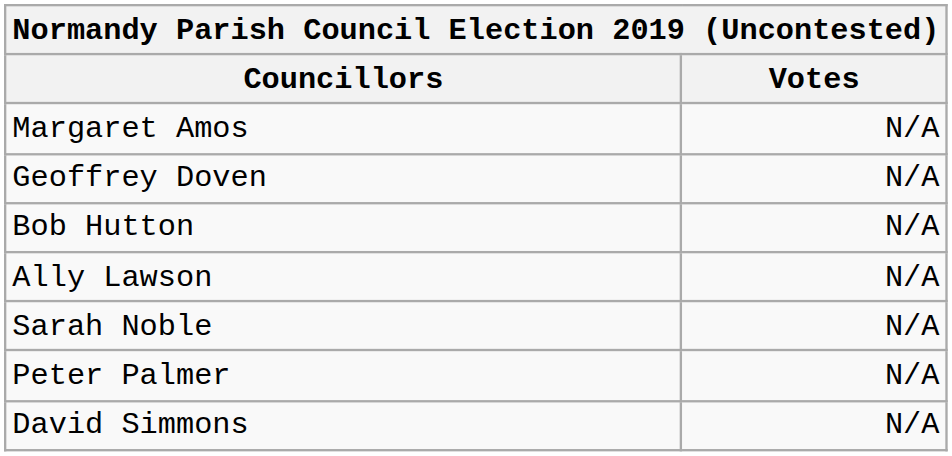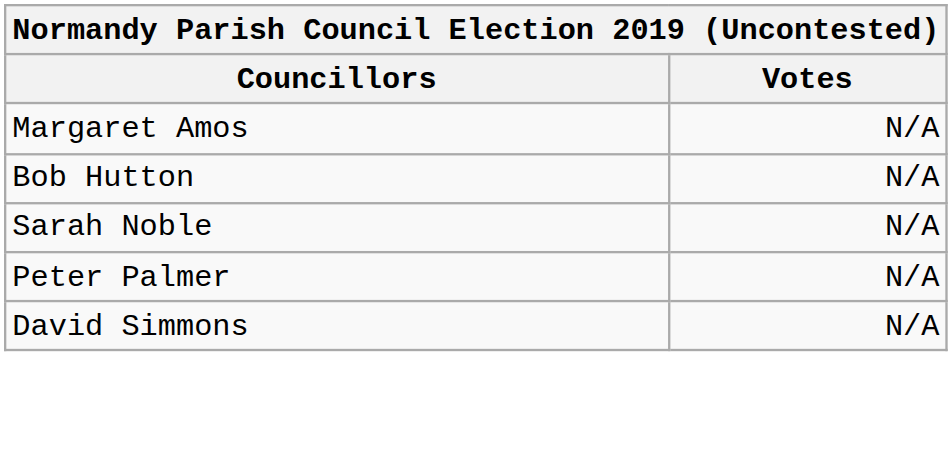- row: (140, 178)
- row: (112, 277)
